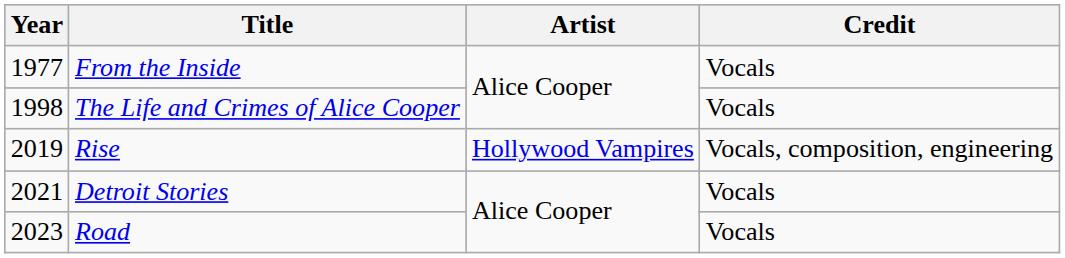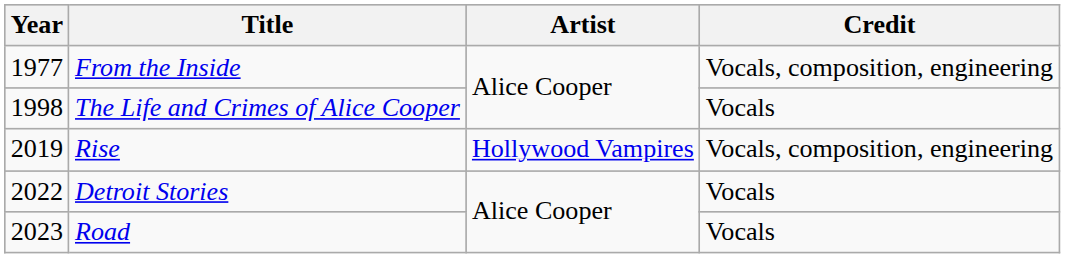(740, 66) Vocals -> (879, 66) Vocals, composition, engineering
(37, 190) 2021 -> (37, 190) 2022
